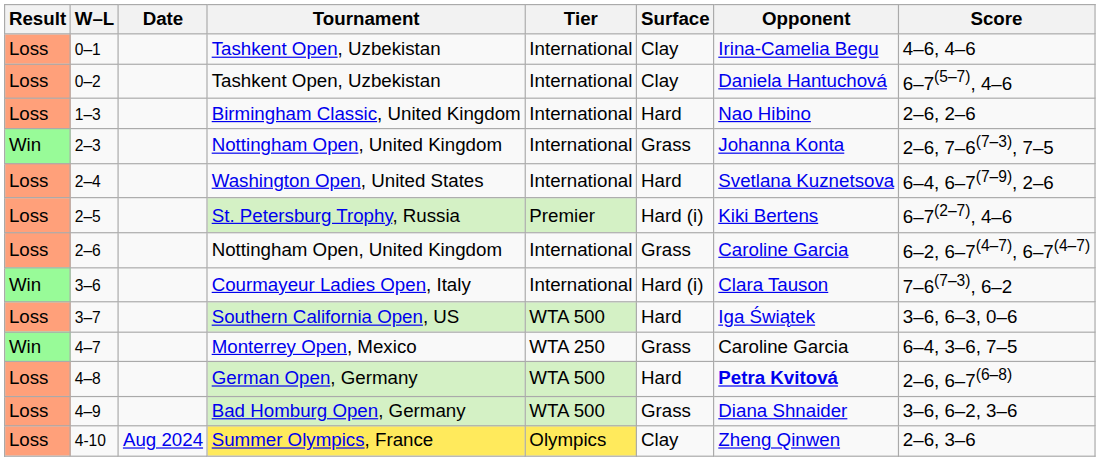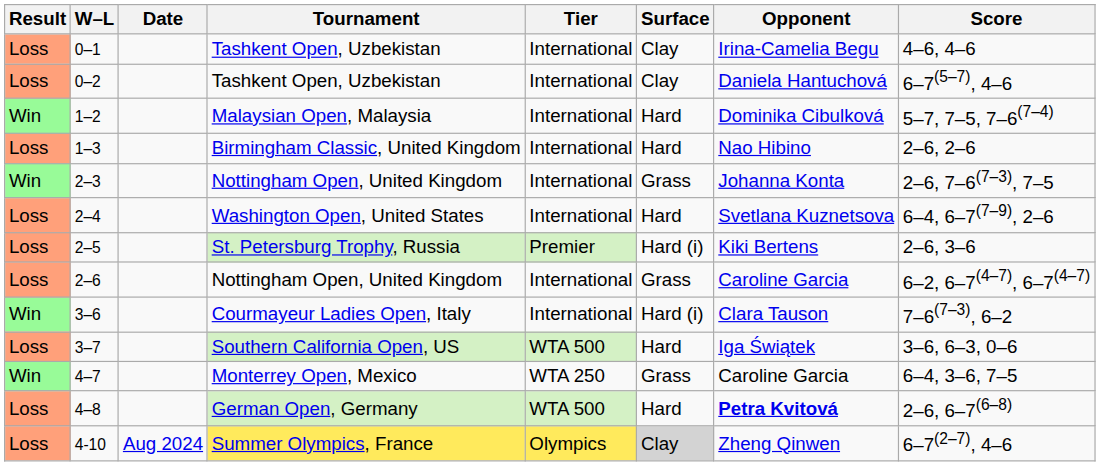+ row: (88, 117)
(957, 215) 6–7(2–7), 4–6 -> (939, 247) 2–6, 3–6
- row: (88, 412)
(660, 440) no background -> (660, 443) lightgrey background
(939, 440) 2–6, 3–6 -> (957, 443) 6–7(2–7), 4–6
